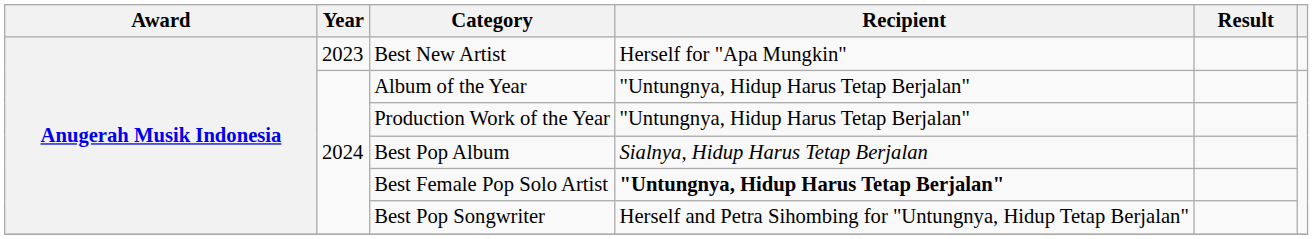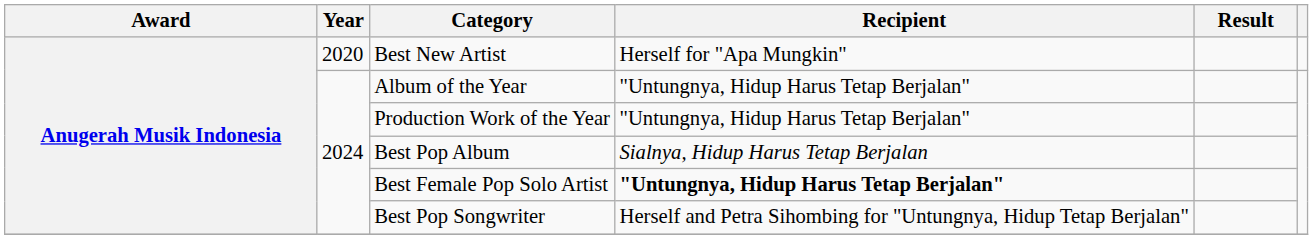(343, 53) 2023 -> (343, 53) 2020
